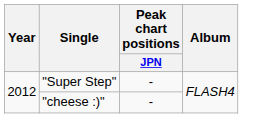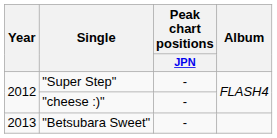+ row: (96, 122)
